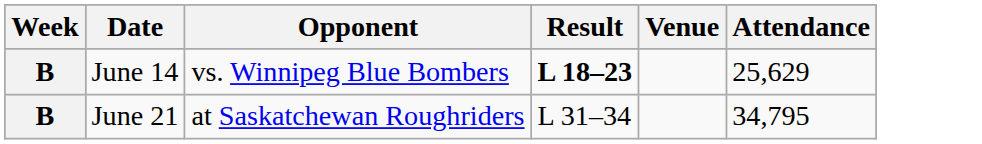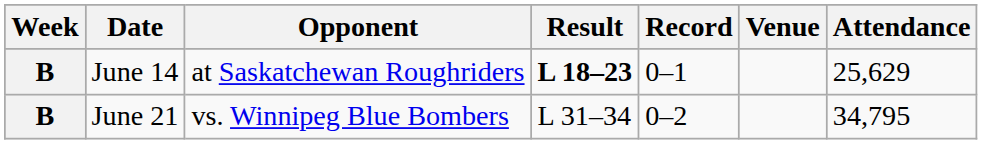+ column: (689, 26)
(350, 71) vs. Winnipeg Blue Bombers -> (358, 71) at Saskatchewan Roughriders
(358, 116) at Saskatchewan Roughriders -> (350, 116) vs. Winnipeg Blue Bombers
